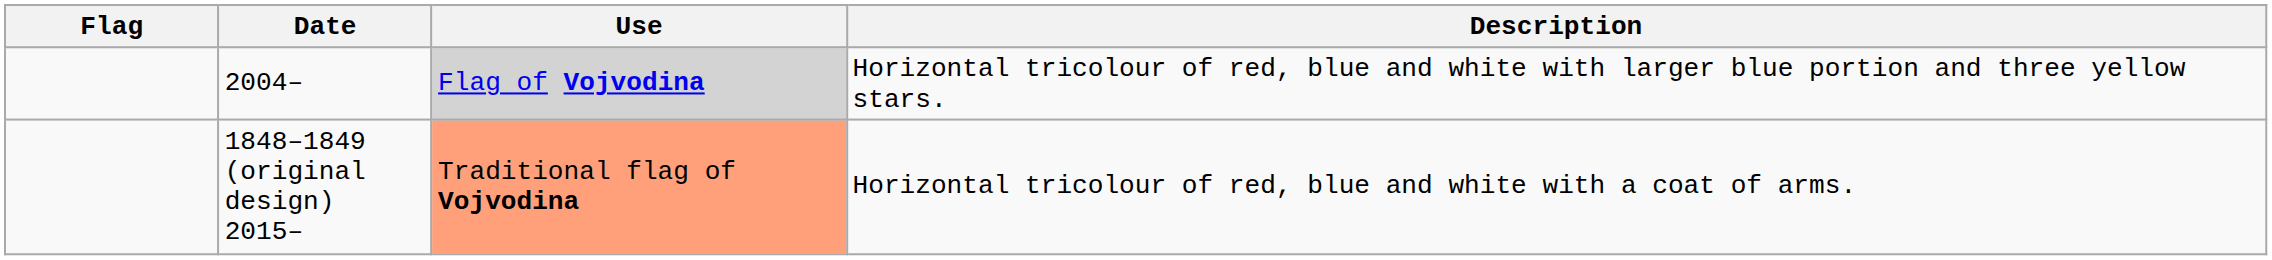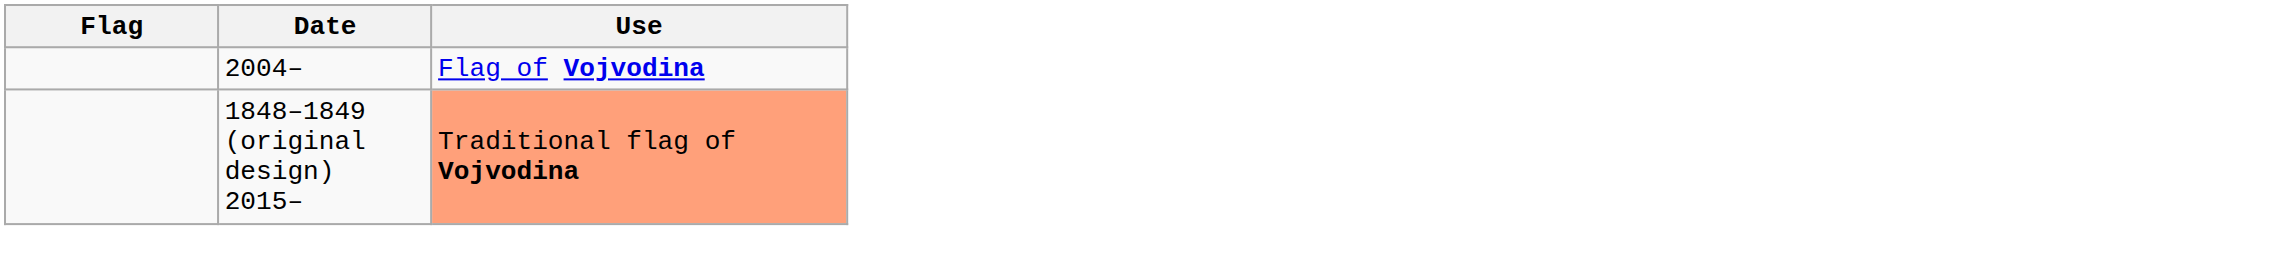- column: (1556, 26)
(571, 84) lightgrey background -> (571, 69) no background
